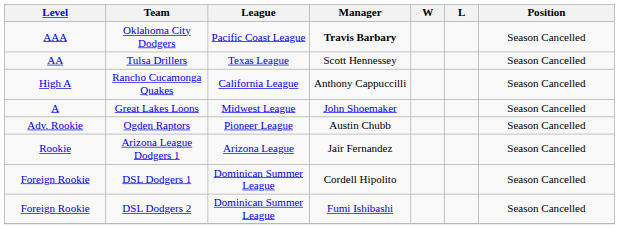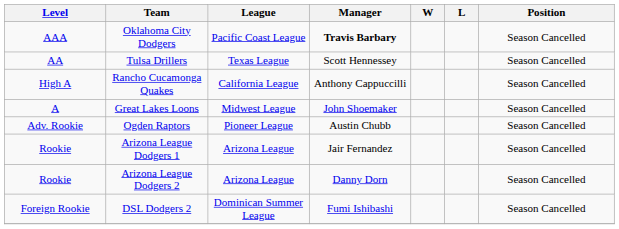+ row: (157, 179)
- row: (157, 179)
